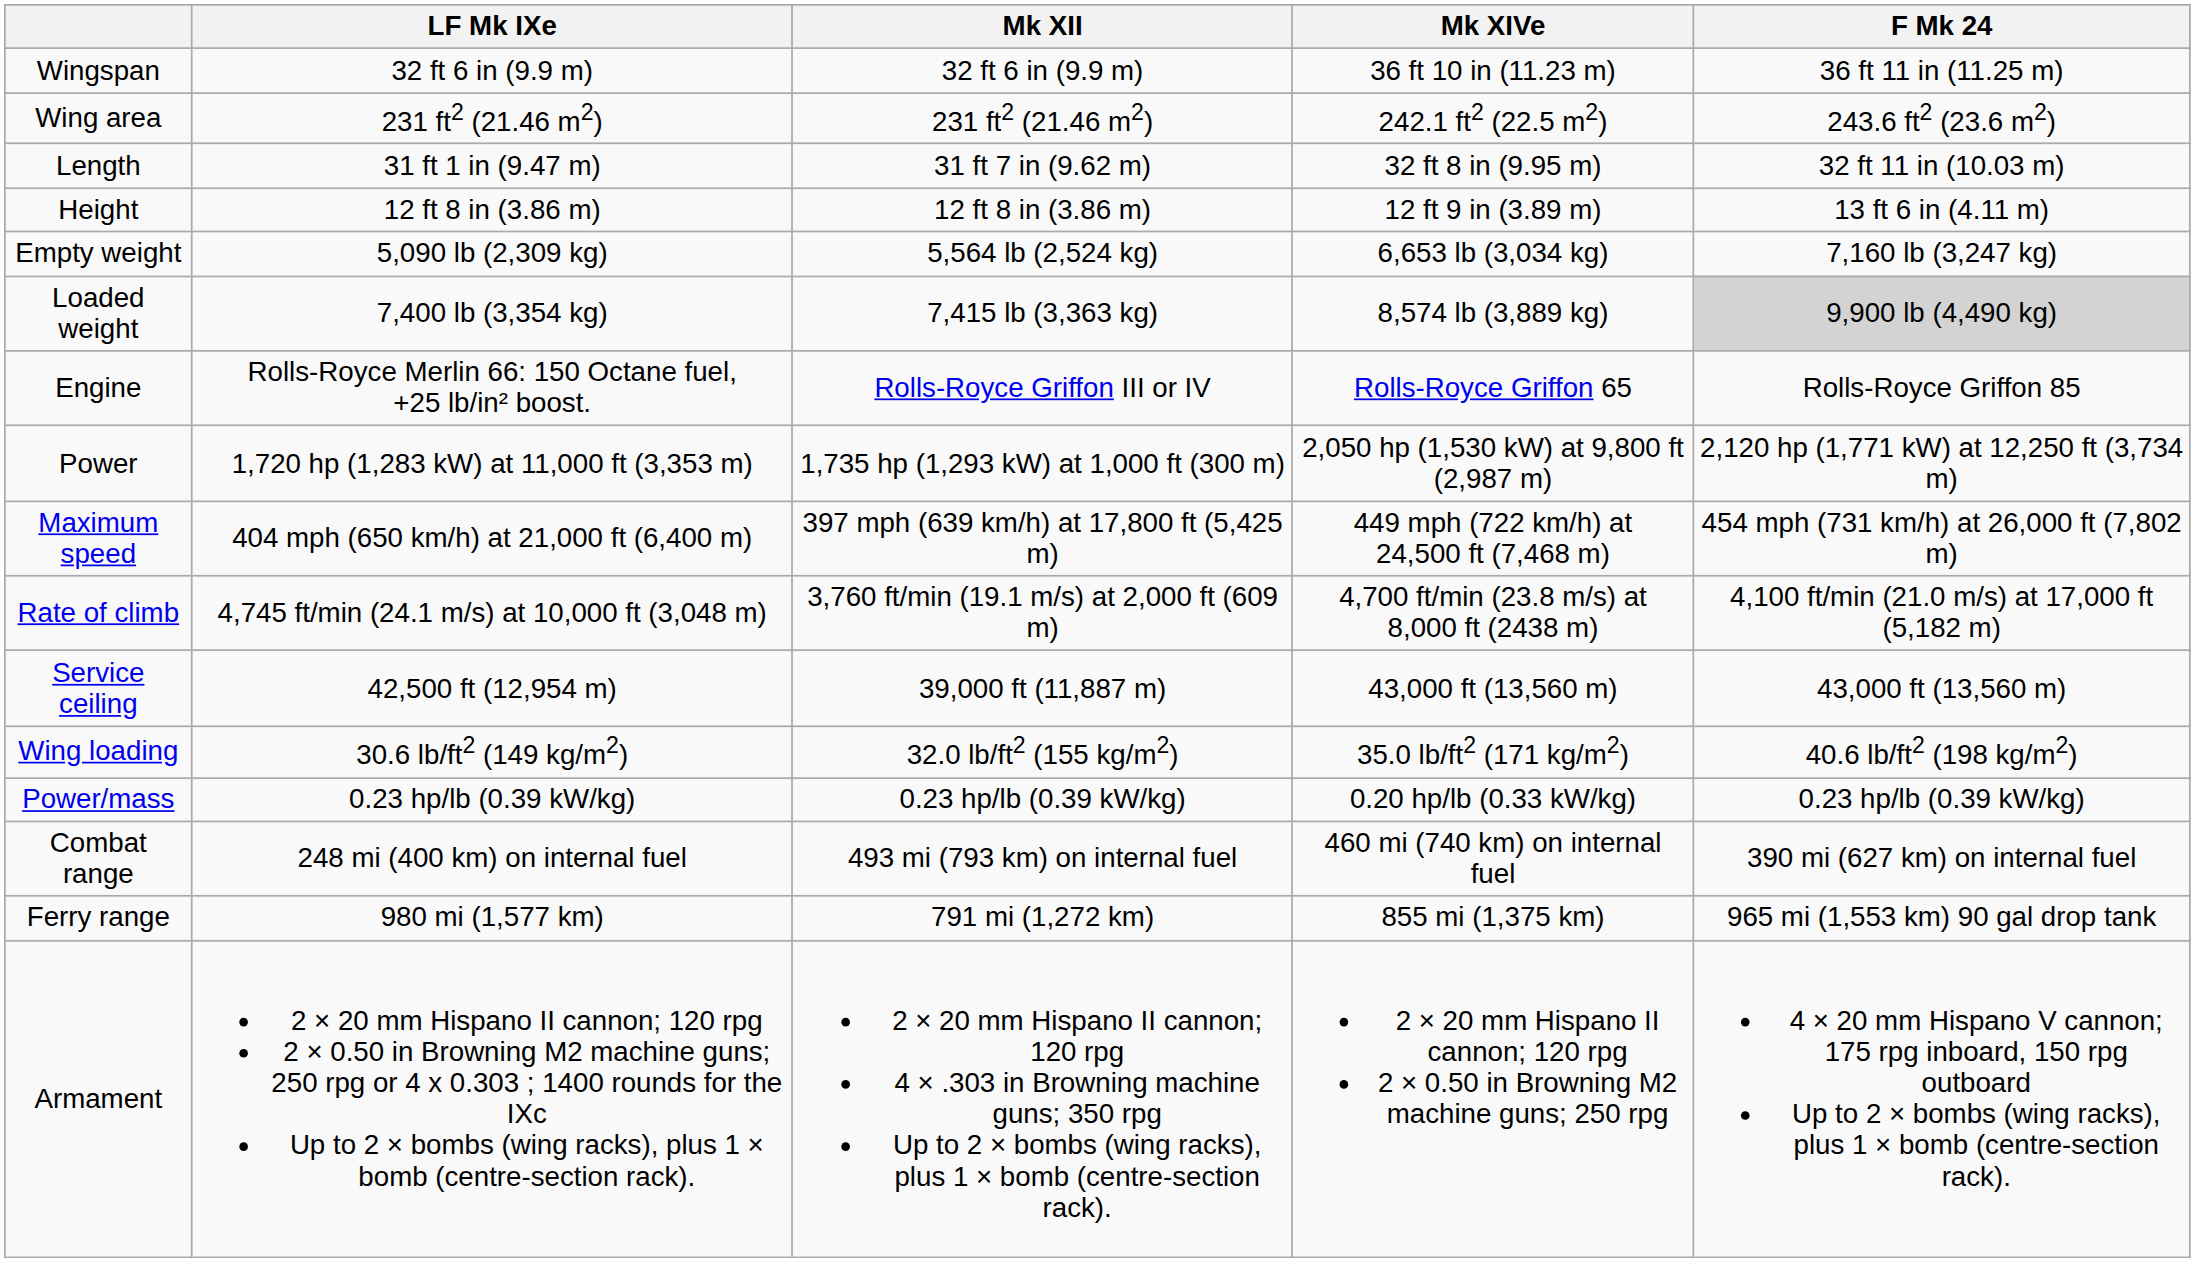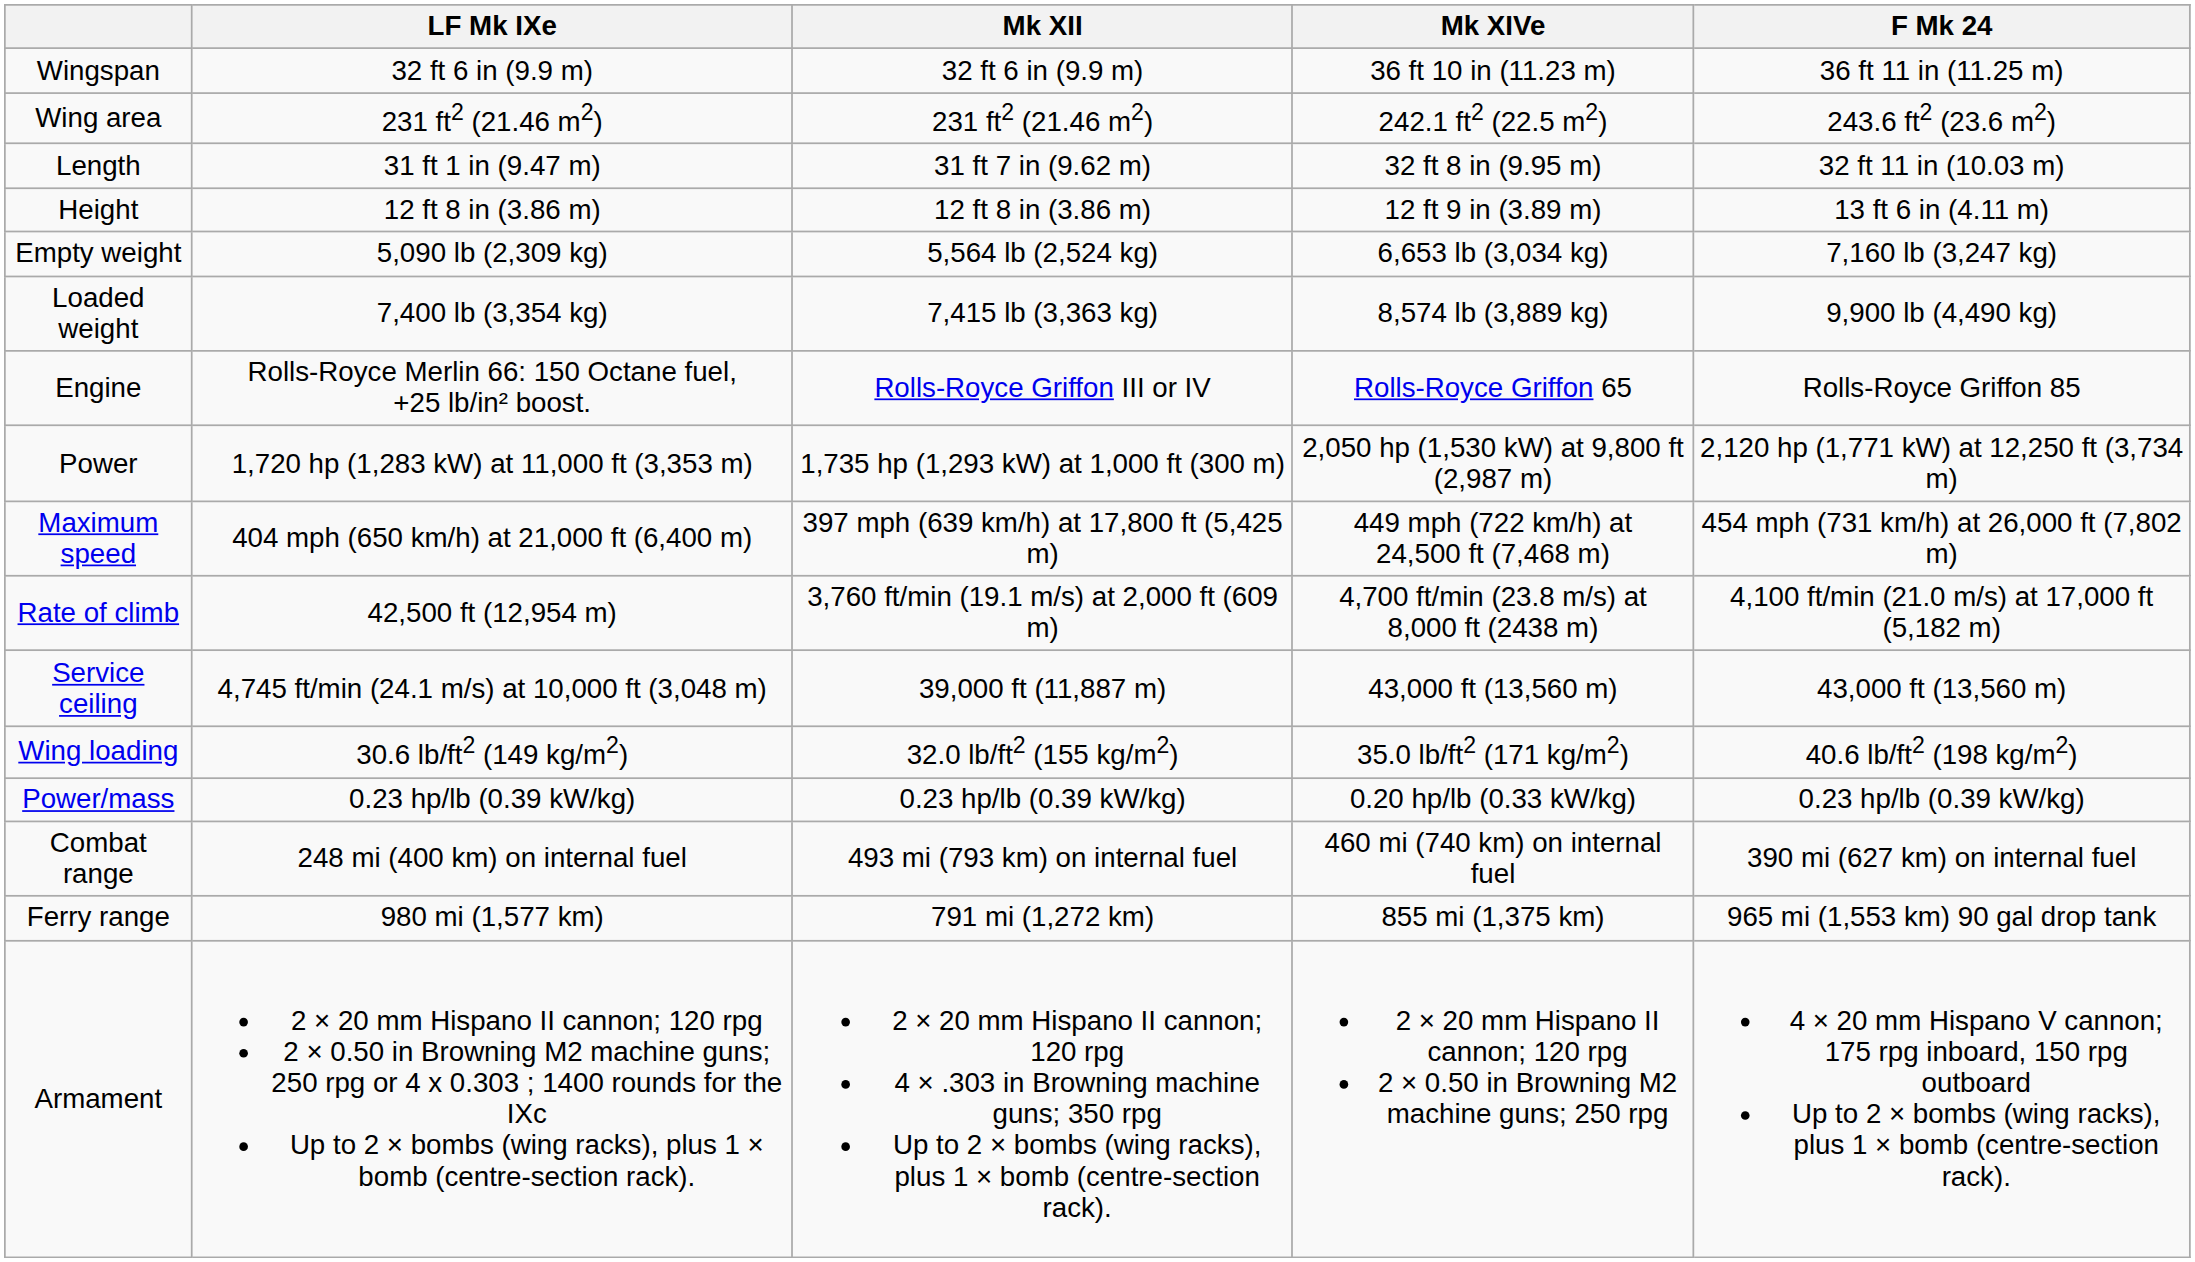(1942, 312) lightgrey background -> (1942, 312) no background
(492, 613) 4,745 ft/min (24.1 m/s) at 10,000 ft (3,048 m) -> (492, 613) 42,500 ft (12,954 m)
(492, 688) 42,500 ft (12,954 m) -> (492, 688) 4,745 ft/min (24.1 m/s) at 10,000 ft (3,048 m)
